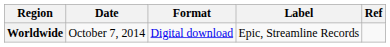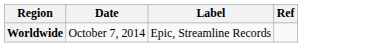- column: (192, 13)
